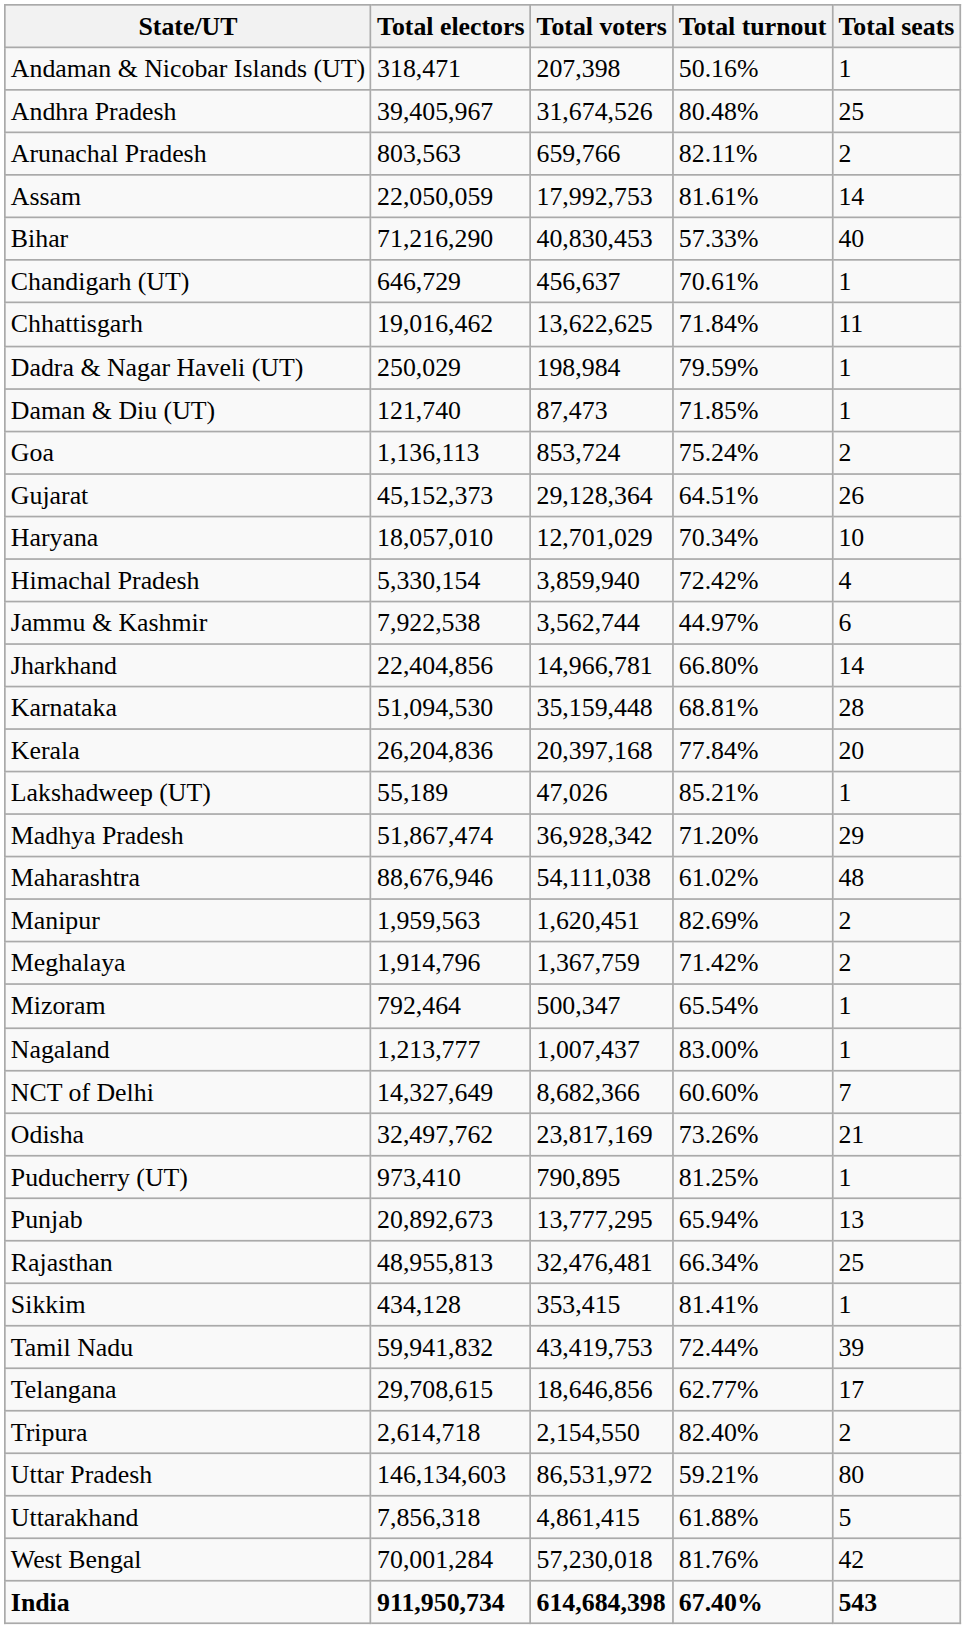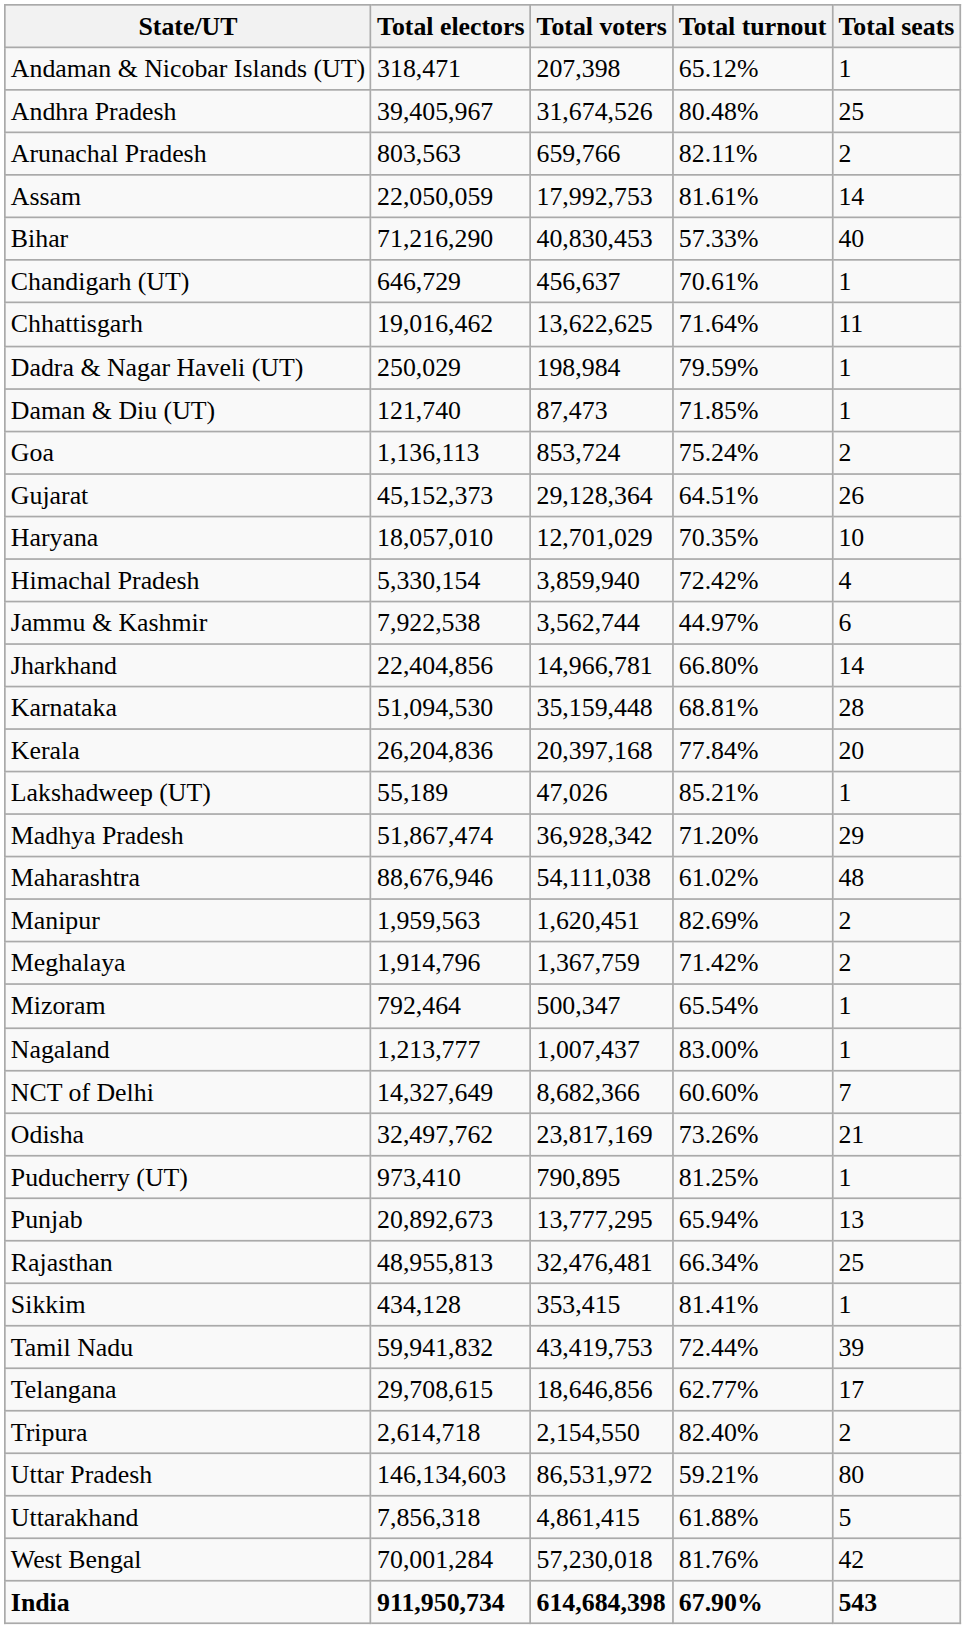(719, 68) 50.16% -> (719, 68) 65.12%
(719, 324) 71.84% -> (719, 324) 71.64%
(719, 537) 70.34% -> (719, 537) 70.35%
(721, 1602) 67.40% -> (721, 1602) 67.90%
